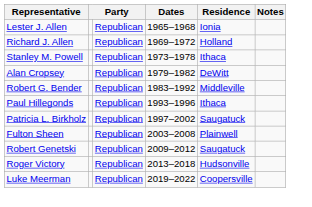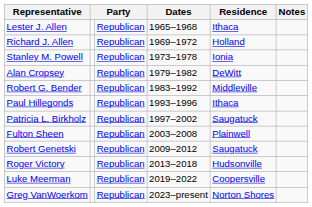(210, 27) Ionia -> (225, 27) Ithaca
(213, 57) Ithaca -> (223, 57) Ionia
+ row: (47, 194)
